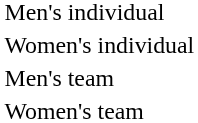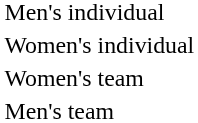rows swapped: (59, 78) <-> (74, 110)
